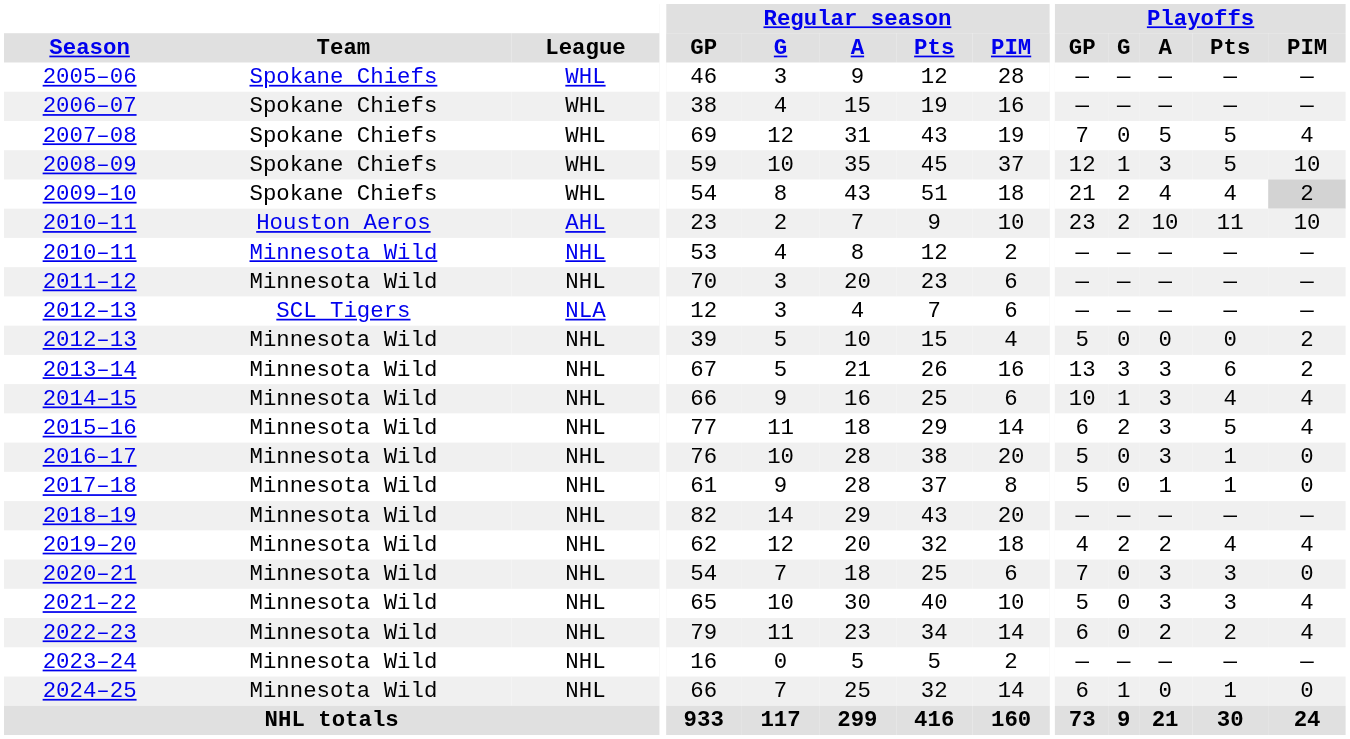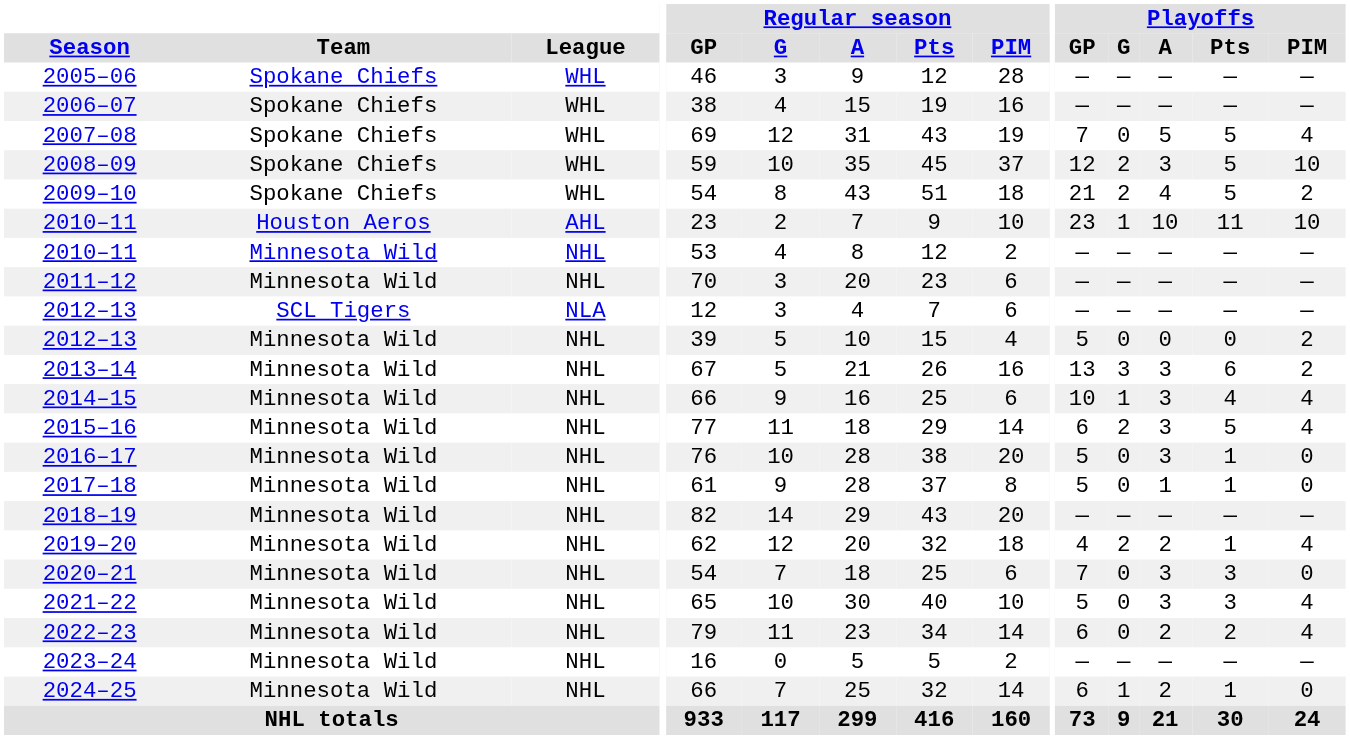(1124, 165) 1 -> (1124, 165) 2
(1230, 194) 4 -> (1230, 194) 5
(1307, 194) lightgrey background -> (1307, 194) no background
(1124, 223) 2 -> (1124, 223) 1
(1230, 545) 4 -> (1230, 545) 1
(1165, 691) 0 -> (1165, 691) 2
